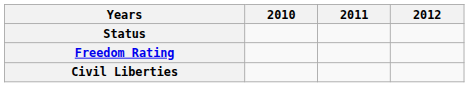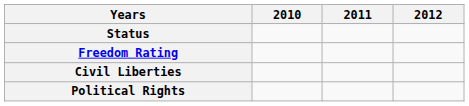+ row: (128, 91)
